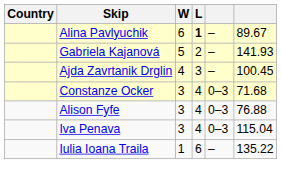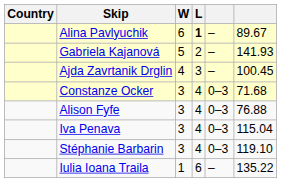+ row: (111, 149)
